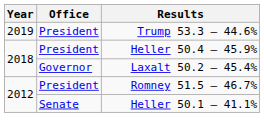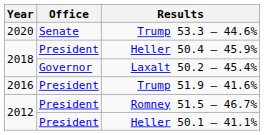(20, 31) 2019 -> (20, 31) 2020
(69, 31) President -> (59, 31) Senate
+ row: (197, 85)
(59, 103) Senate -> (69, 121) President
